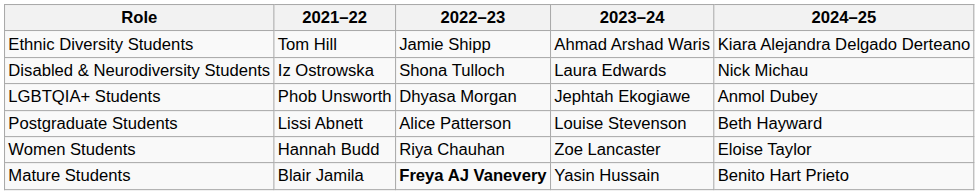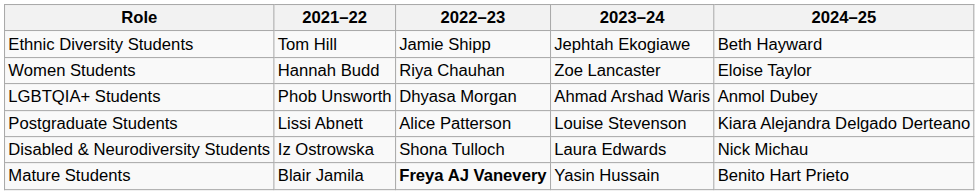(632, 44) Ahmad Arshad Waris -> (622, 44) Jephtah Ekogiawe
(844, 44) Kiara Alejandra Delgado Derteano -> (770, 44) Beth Hayward
rows swapped: (139, 70) <-> (72, 149)
(622, 96) Jephtah Ekogiawe -> (632, 96) Ahmad Arshad Waris
(770, 123) Beth Hayward -> (844, 123) Kiara Alejandra Delgado Derteano
